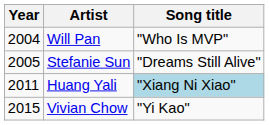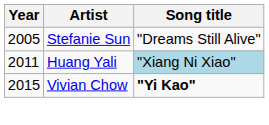- row: (74, 39)
(163, 108) normal -> (166, 85) bold
